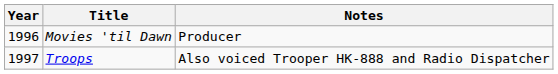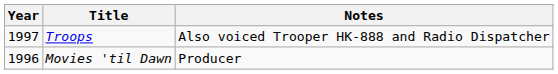rows swapped: (109, 37) <-> (69, 58)
